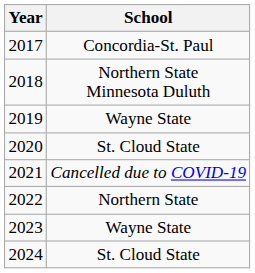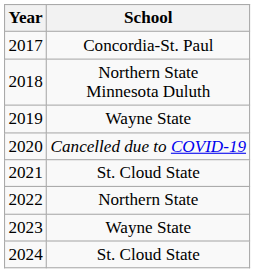(148, 145) St. Cloud State -> (148, 145) Cancelled due to COVID-19
(148, 173) Cancelled due to COVID-19 -> (148, 173) St. Cloud State
